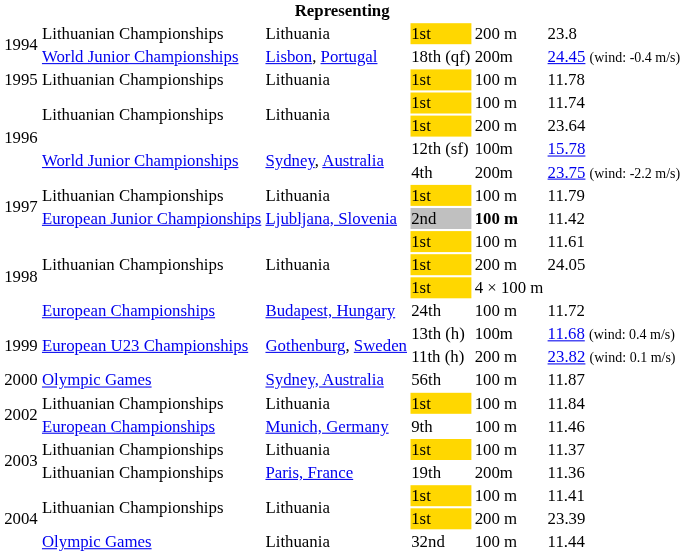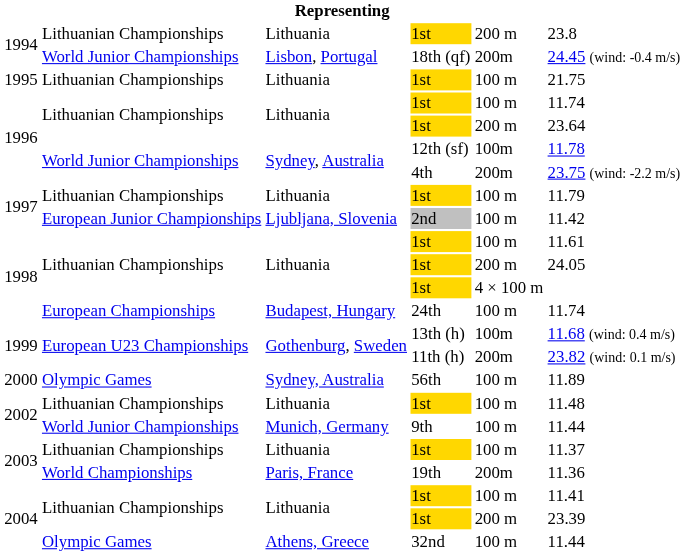(566, 79) 11.78 -> (567, 79) 21.75
(567, 149) 15.78 -> (566, 149) 11.78
(496, 218) bold -> (496, 218) normal
(566, 310) 11.72 -> (566, 310) 11.74
(496, 357) 200 m -> (494, 357) 200m
(566, 380) 11.87 -> (566, 380) 11.89
(566, 403) 11.84 -> (566, 403) 11.48
(129, 426) European Championships -> (140, 426) World Junior Championships
(566, 426) 11.46 -> (566, 426) 11.44
(133, 472) Lithuanian Championships -> (117, 472) World Championships
(298, 541) Lithuania -> (317, 541) Athens, Greece
